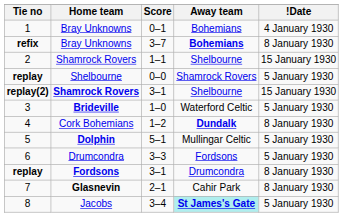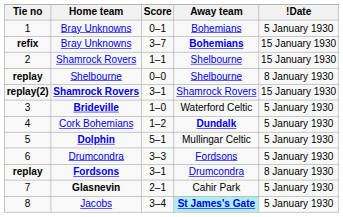(299, 28) 4 January 1930 -> (299, 28) 5 January 1930
(299, 44) 8 January 1930 -> (299, 44) 15 January 1930
(216, 76) Shamrock Rovers -> (216, 76) Shelbourne
(299, 76) 5 January 1930 -> (299, 76) 8 January 1930
(216, 92) Shelbourne -> (216, 92) Shamrock Rovers
(299, 124) 8 January 1930 -> (299, 124) 5 January 1930
(299, 188) 8 January 1930 -> (299, 188) 5 January 1930
